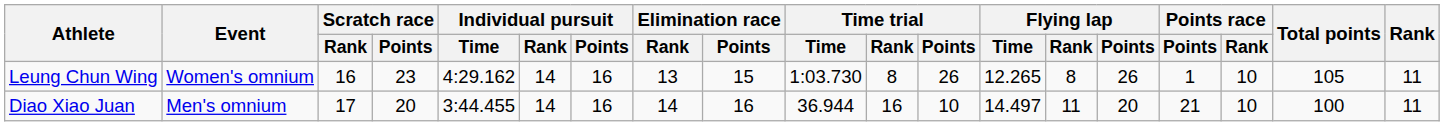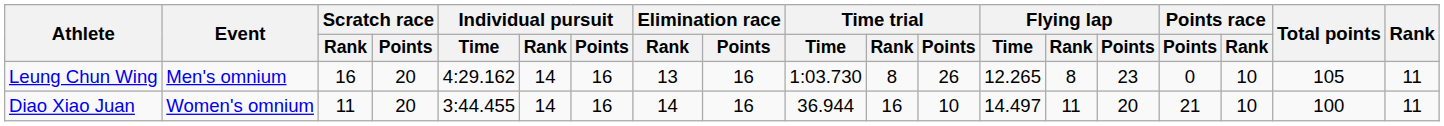(240, 77) Women's omnium -> (226, 77) Men's omnium
(406, 77) 23 -> (406, 77) 20
(744, 77) 15 -> (744, 77) 16
(1128, 77) 26 -> (1128, 77) 23
(1190, 77) 1 -> (1190, 77) 0
(226, 106) Men's omnium -> (240, 106) Women's omnium
(346, 106) 17 -> (346, 106) 11
